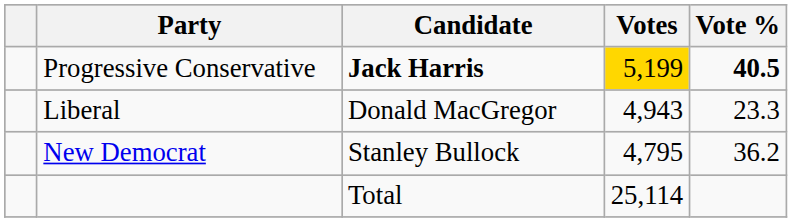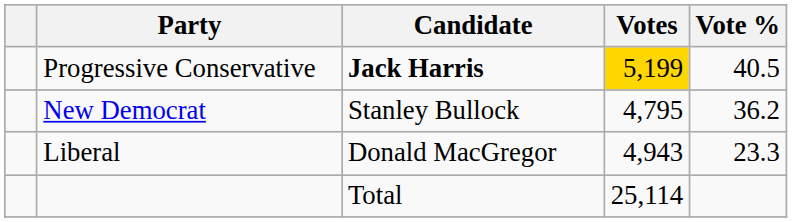(757, 68) bold -> (757, 68) normal
rows swapped: (125, 152) <-> (82, 110)
